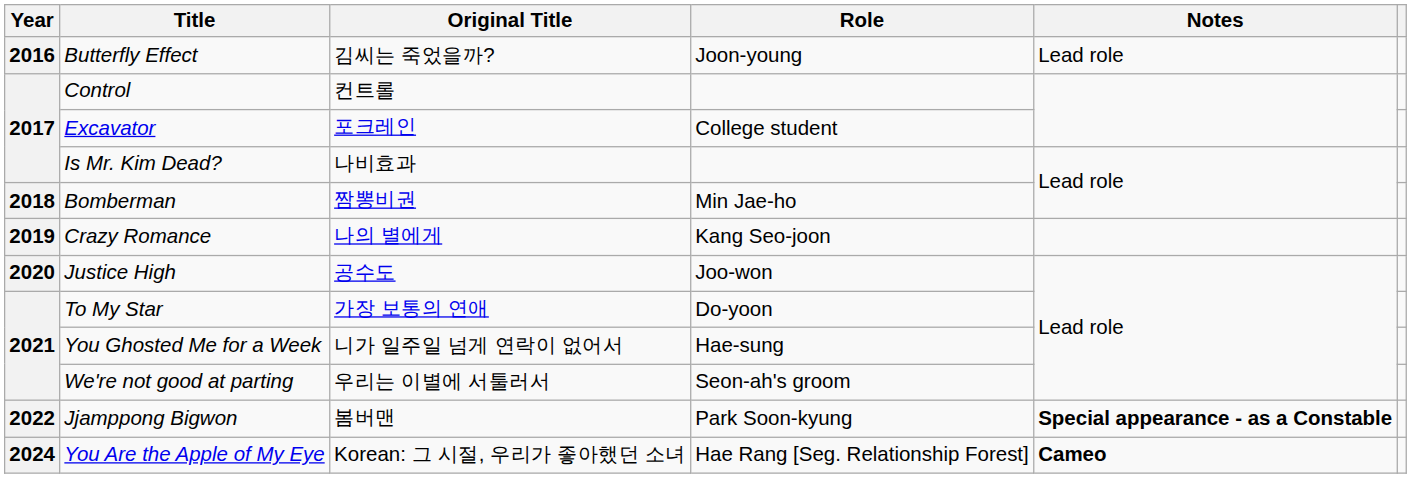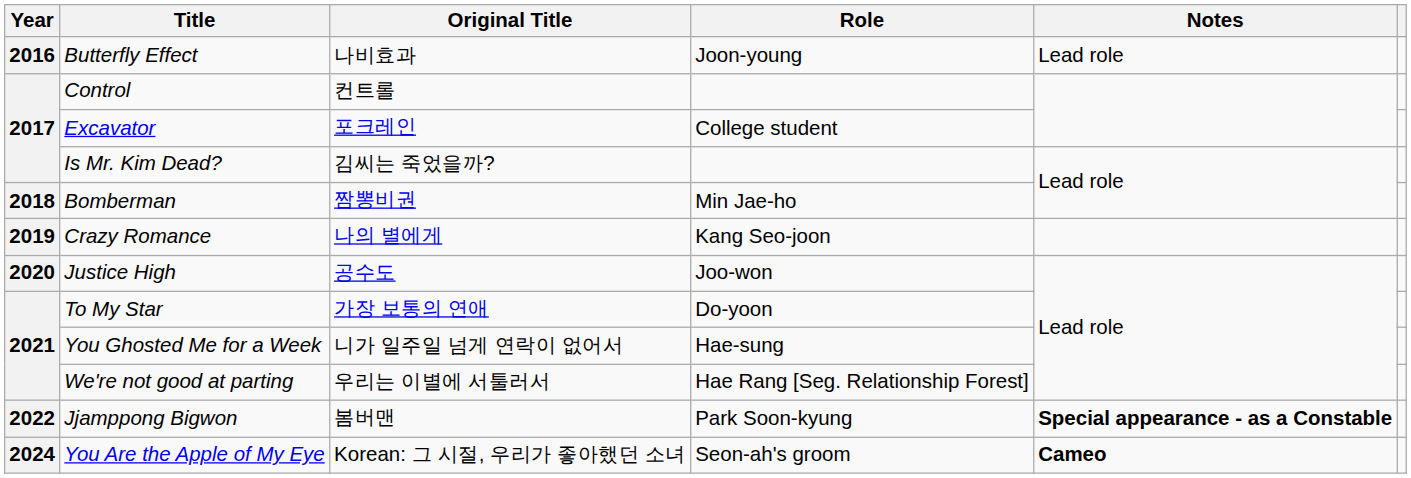(414, 54) 김씨는 죽었을까? -> (375, 54) 나비효과
(375, 163) 나비효과 -> (414, 163) 김씨는 죽었을까?
(773, 382) Seon-ah's groom -> (862, 382) Hae Rang [Seg. Relationship Forest]
(862, 454) Hae Rang [Seg. Relationship Forest] -> (773, 454) Seon-ah's groom
